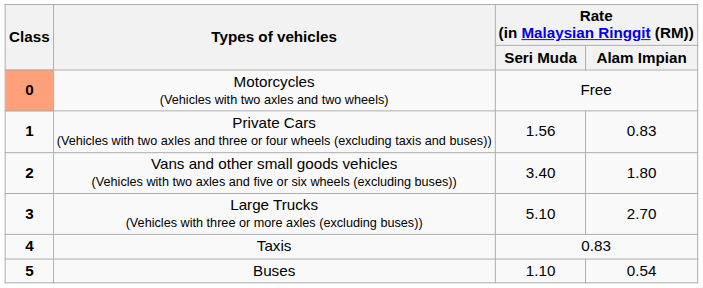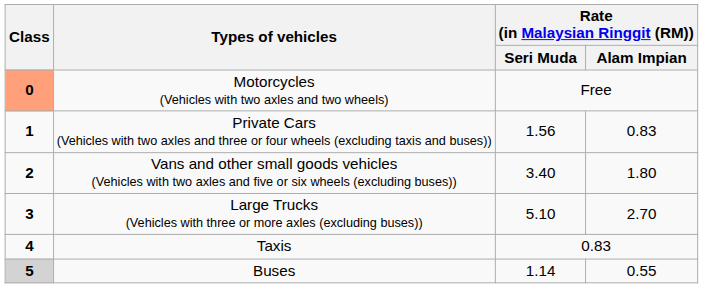(29, 270) no background -> (29, 270) lightgrey background
(541, 270) 1.10 -> (541, 270) 1.14
(642, 270) 0.54 -> (642, 270) 0.55
